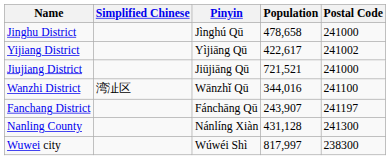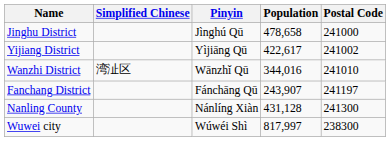- row: (45, 69)
(341, 88) 241100 -> (341, 70) 241010
